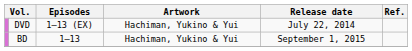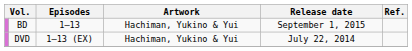rows swapped: (22, 25) <-> (22, 39)
